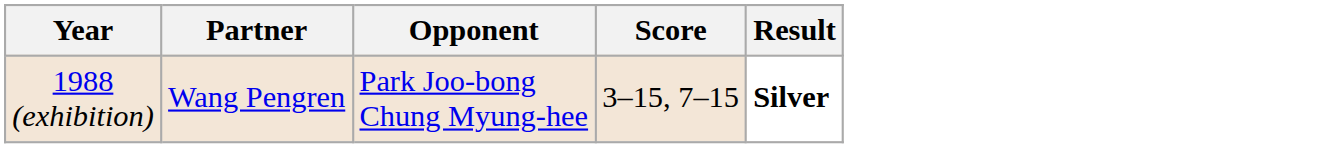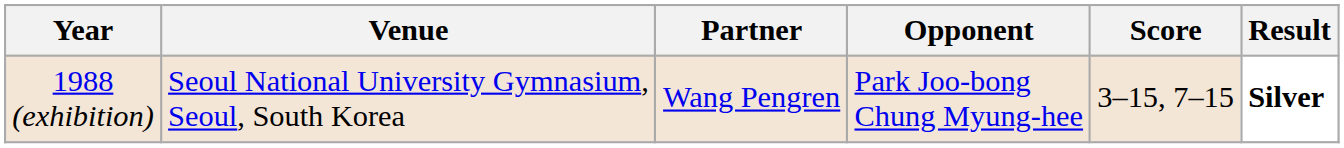+ column: (408, 29)
